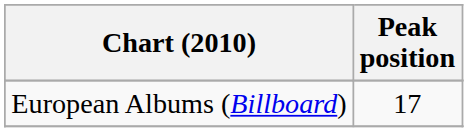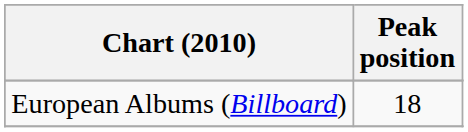(407, 103) 17 -> (407, 103) 18
